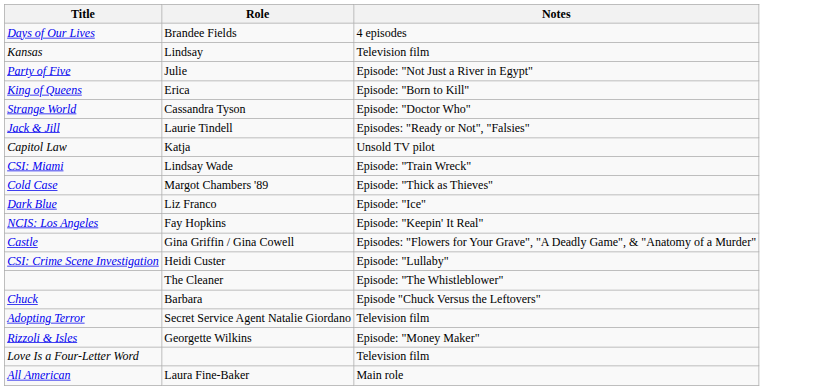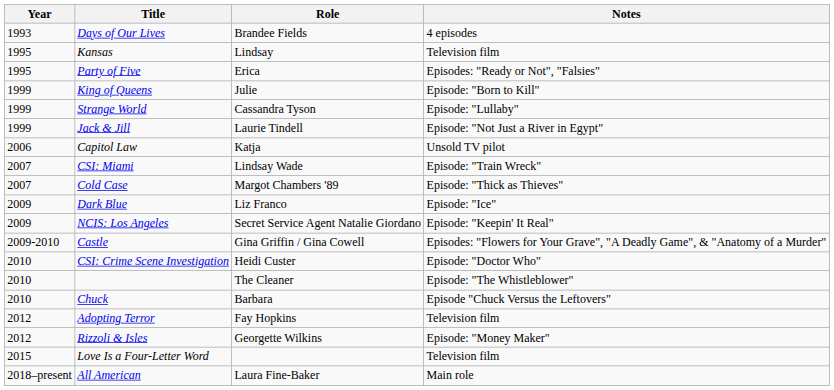+ column: (39, 14)
(176, 71) Julie -> (247, 71) Erica
(445, 71) Episode: "Not Just a River in Egypt" -> (513, 71) Episodes: "Ready or Not", "Falsies"
(177, 90) Erica -> (246, 90) Julie
(414, 109) Episode: "Doctor Who" -> (473, 109) Episode: "Lullaby"
(443, 128) Episodes: "Ready or Not", "Falsies" -> (515, 128) Episode: "Not Just a River in Egypt"
(195, 223) Fay Hopkins -> (328, 223) Secret Service Agent Natalie Giordano
(402, 261) Episode: "Lullaby" -> (484, 261) Episode: "Doctor Who"
(258, 318) Secret Service Agent Natalie Giordano -> (265, 318) Fay Hopkins
